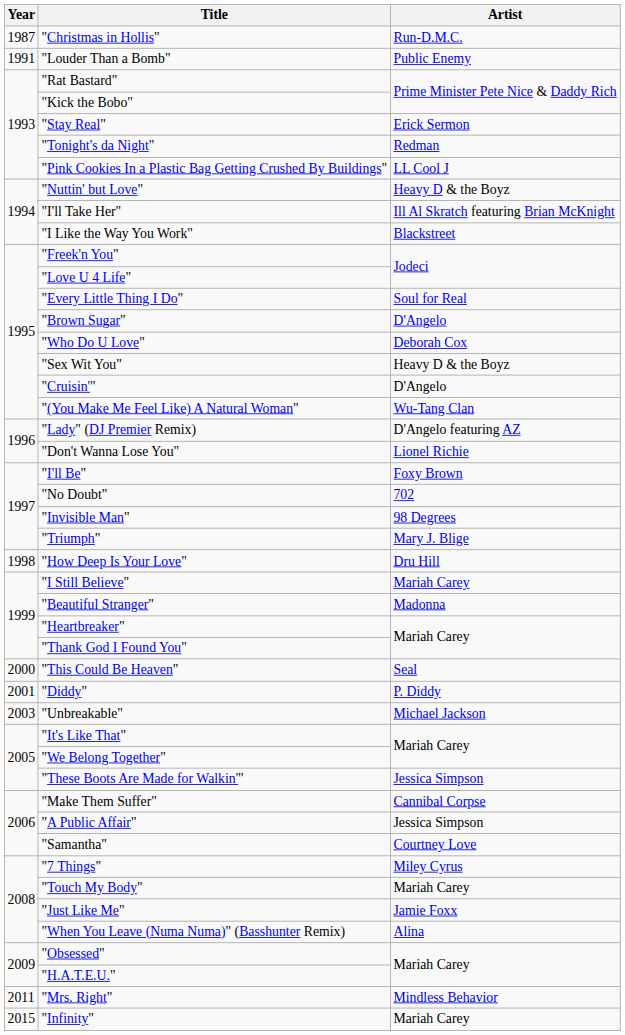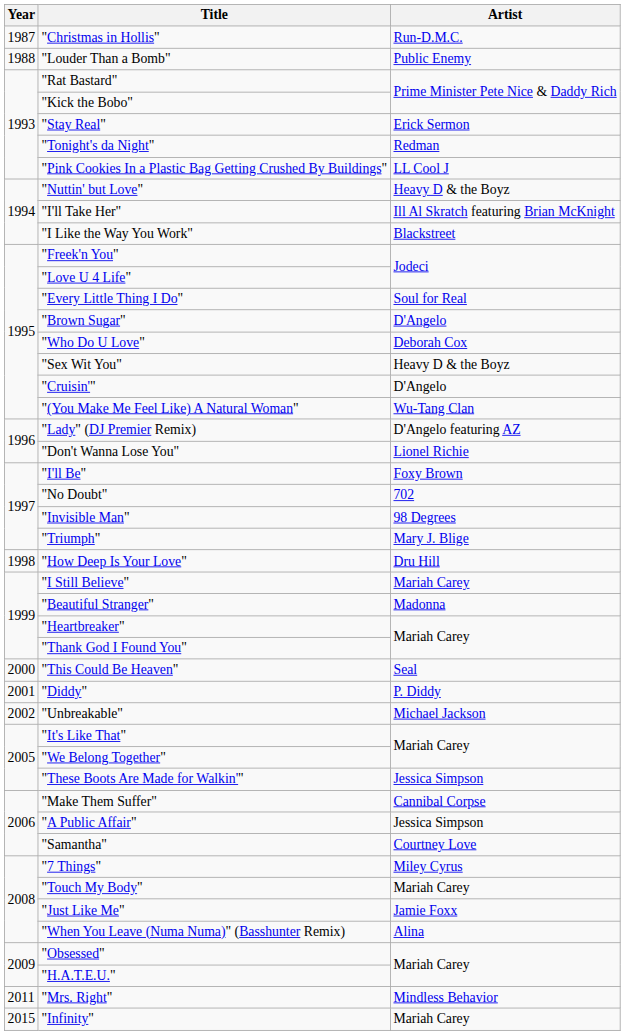(21, 59) 1991 -> (21, 59) 1988
(21, 713) 2003 -> (21, 713) 2002
